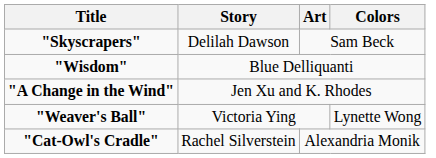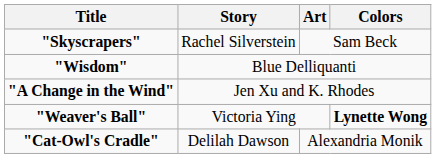(238, 41) Delilah Dawson -> (238, 41) Rachel Silverstein
(378, 116) normal -> (380, 116) bold
(238, 141) Rachel Silverstein -> (238, 141) Delilah Dawson
